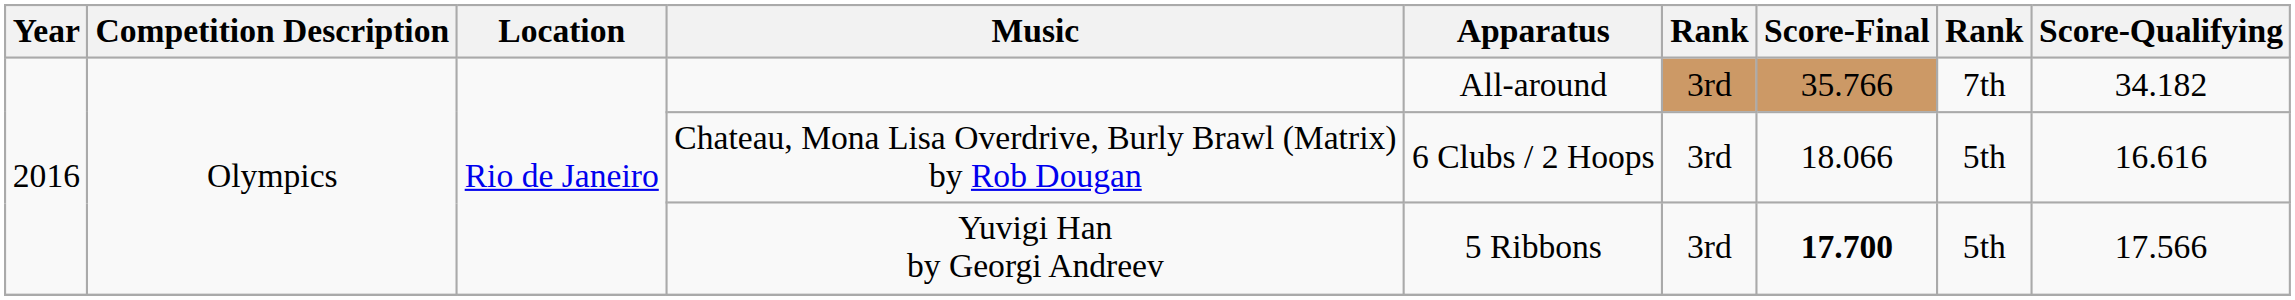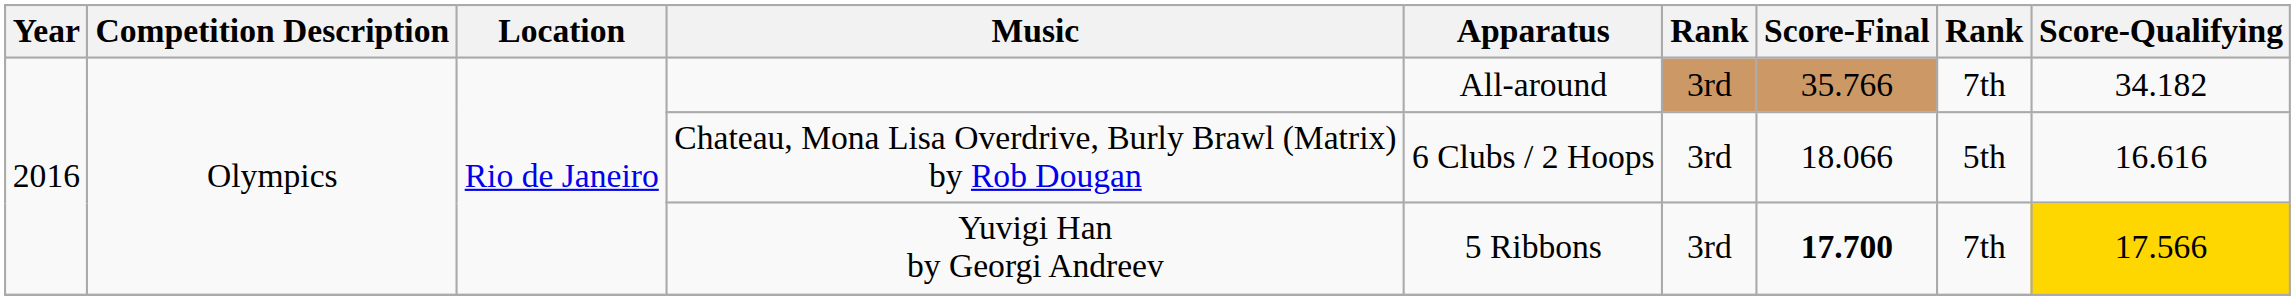(1984, 247) 5th -> (1984, 247) 7th
(2161, 247) no background -> (2161, 247) gold background
